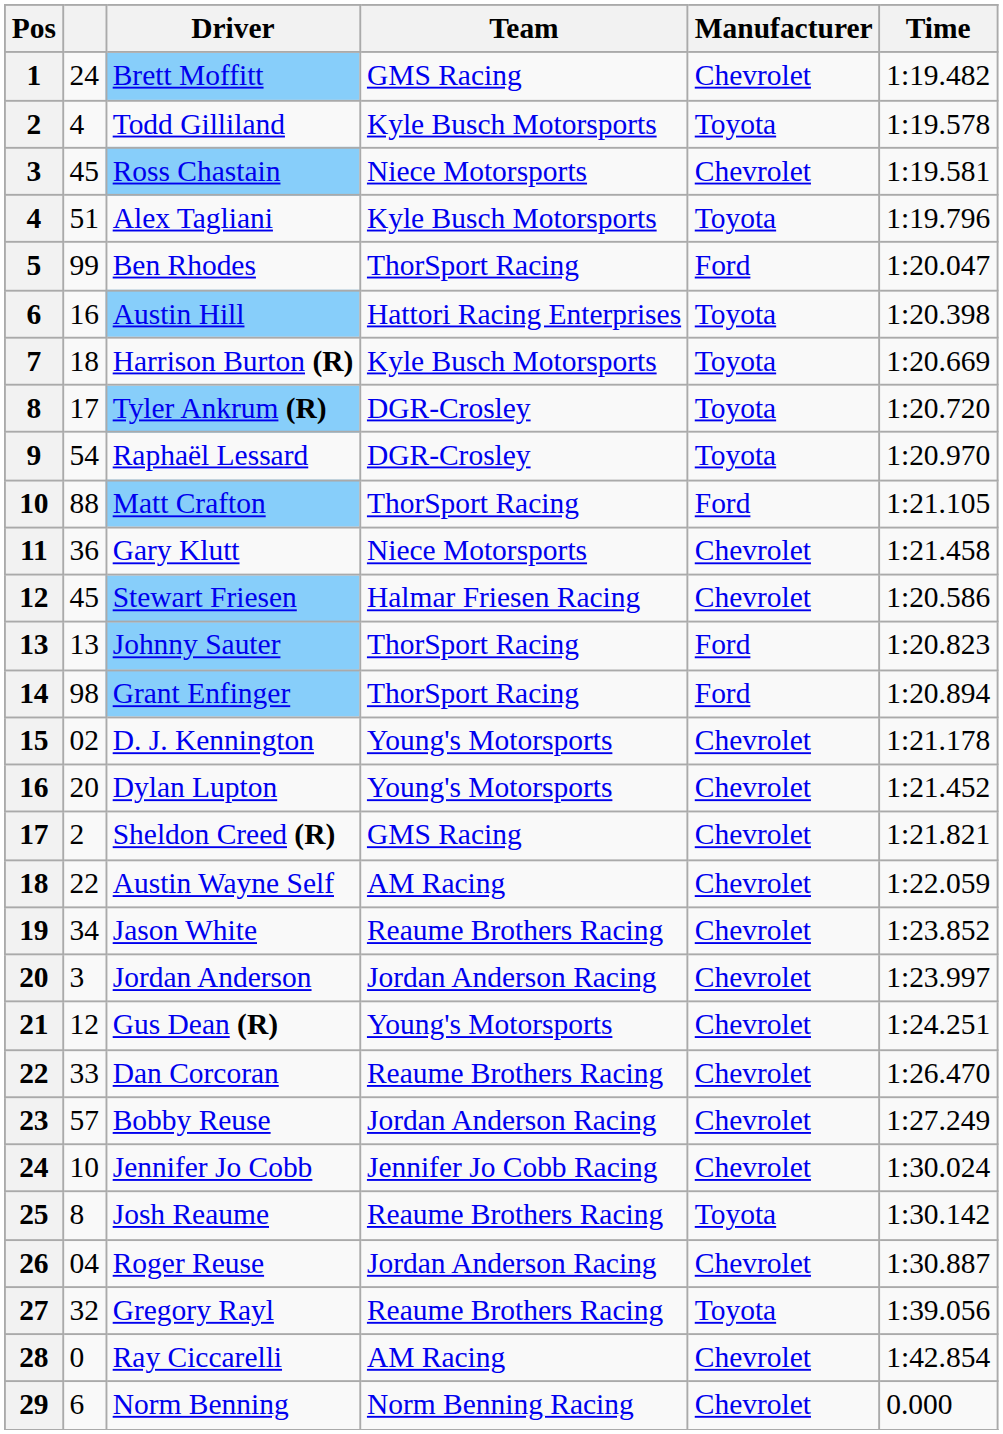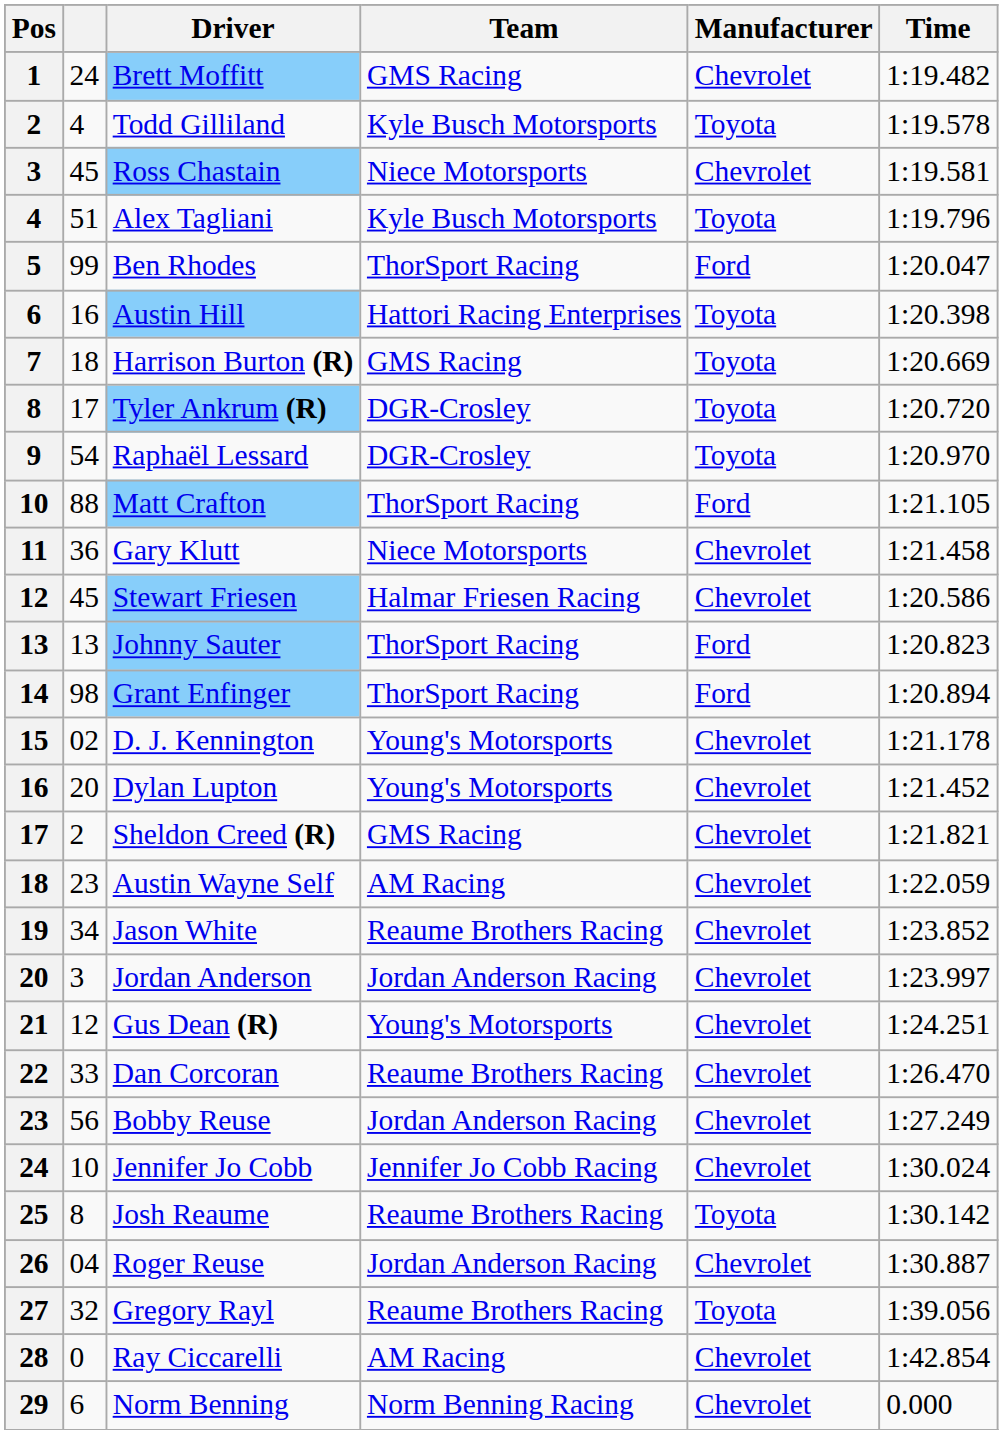(512, 360) Kyle Busch Motorsports -> (444, 360) GMS Racing
(84, 882) 22 -> (84, 882) 23
(84, 1119) 57 -> (84, 1119) 56
